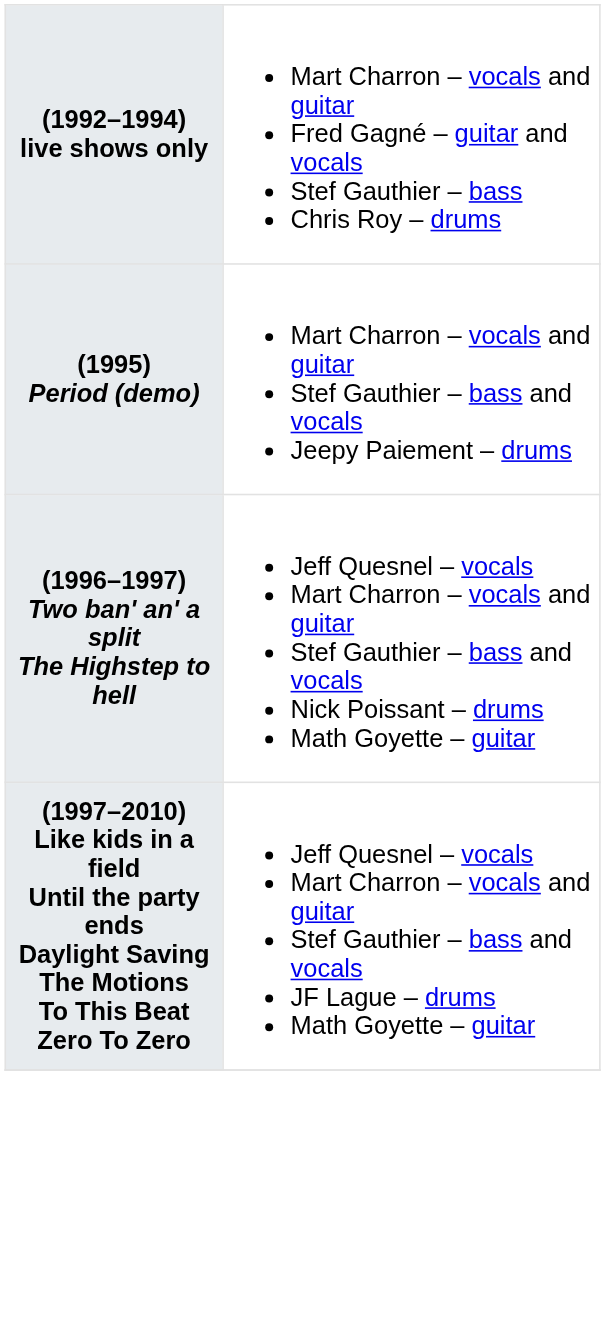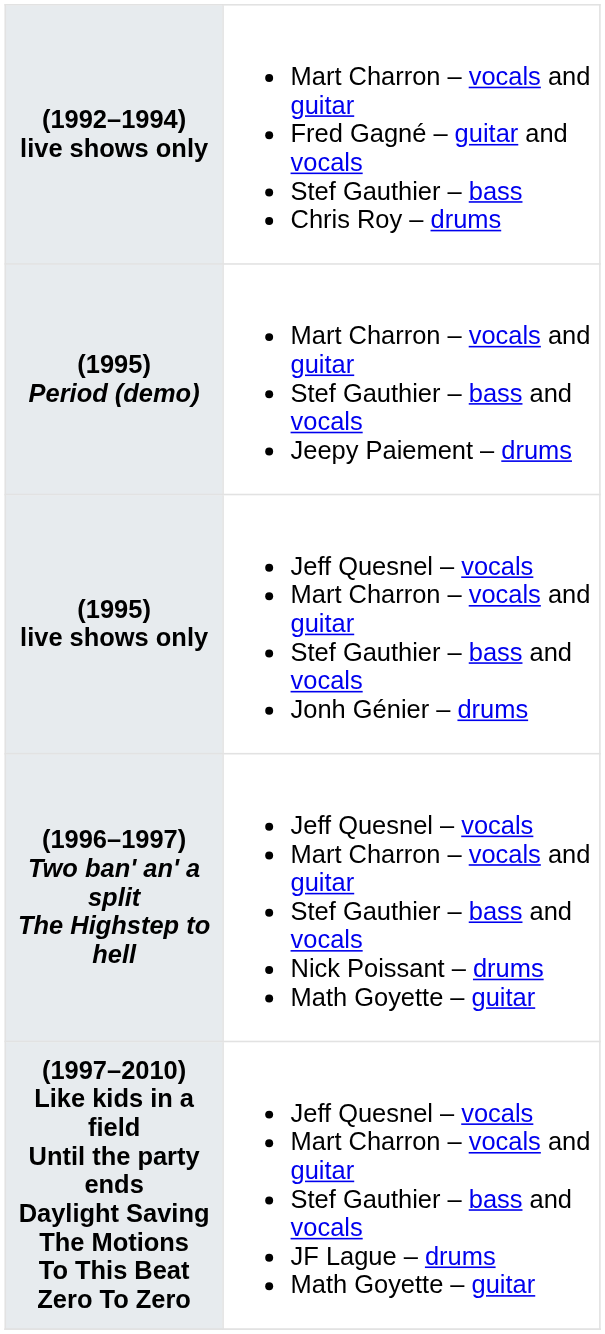+ row: (114, 623)
